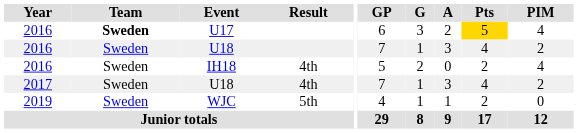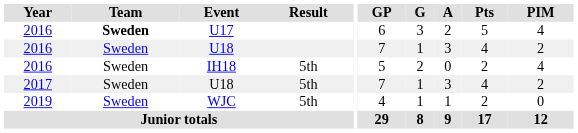(485, 30) gold background -> (485, 30) no background
(308, 66) 4th -> (308, 66) 5th
(308, 84) 4th -> (308, 84) 5th
